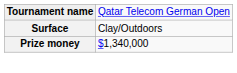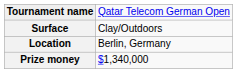+ row: (50, 44)
